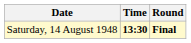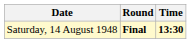columns swapped: (135, 13) <-> (168, 13)
